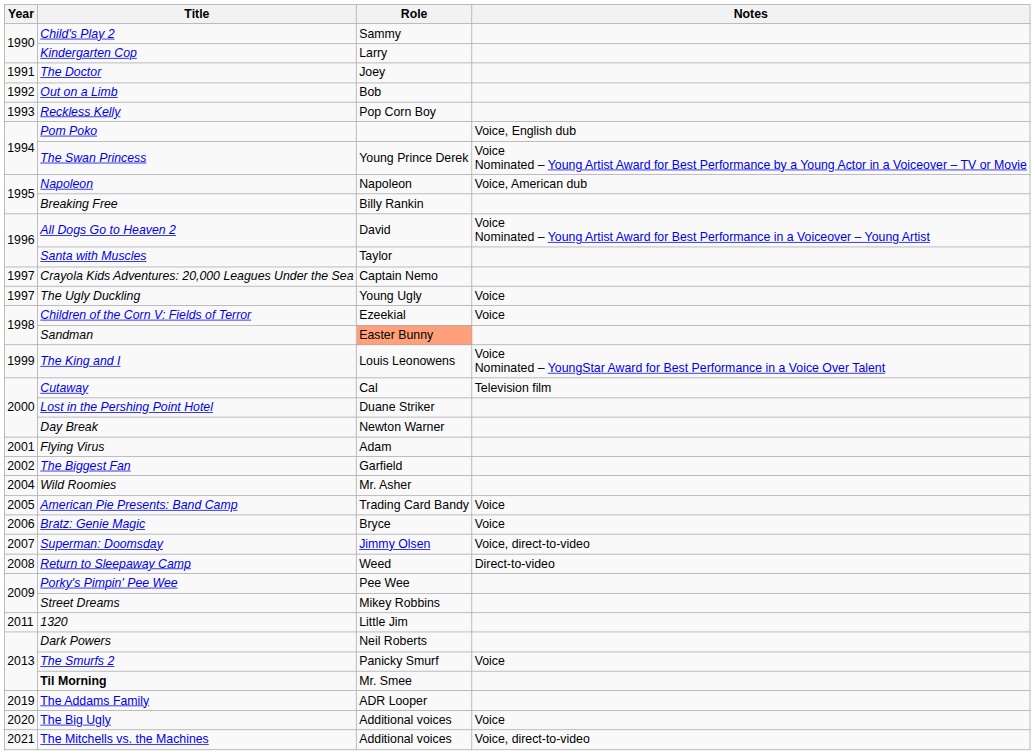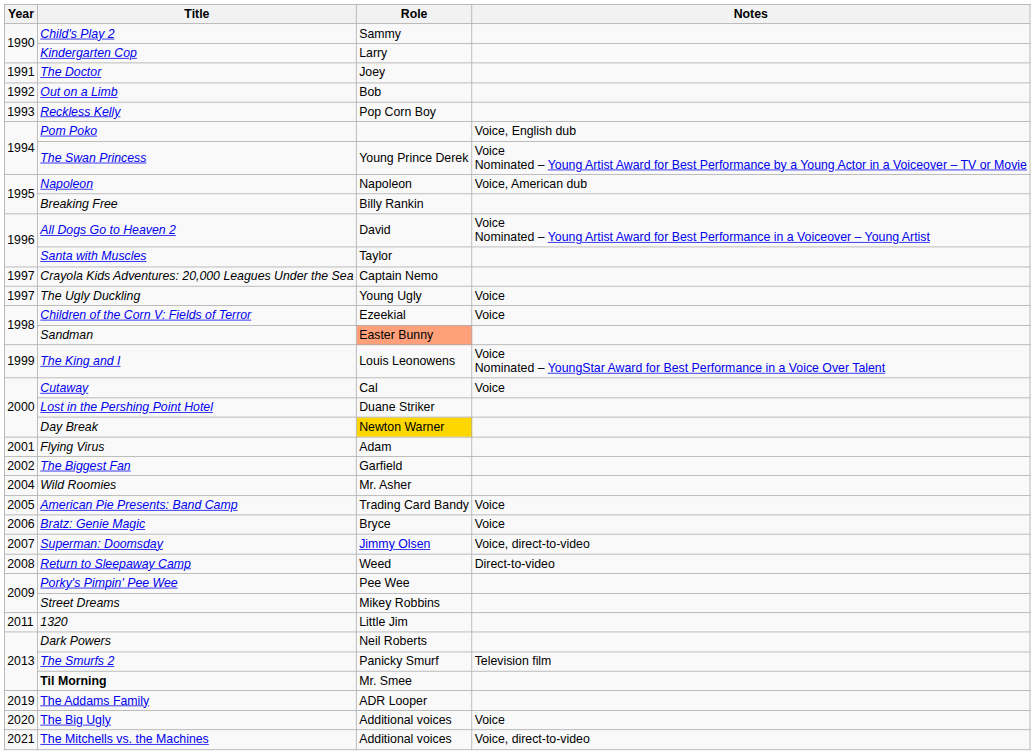(513, 388) Television film -> (490, 388) Voice
(402, 427) no background -> (402, 427) gold background
(490, 661) Voice -> (513, 661) Television film
